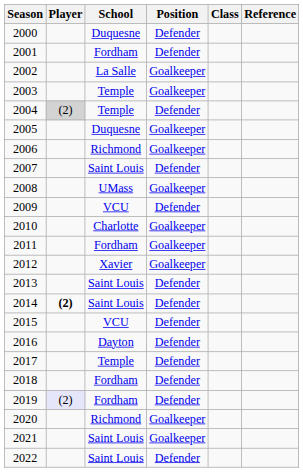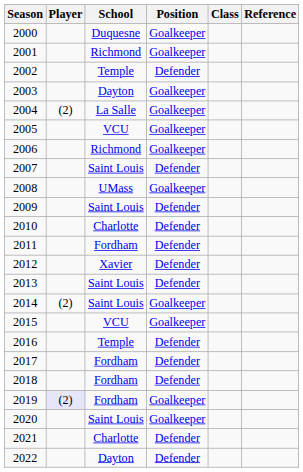(177, 33) Defender -> (177, 33) Goalkeeper
(116, 52) Fordham -> (116, 52) Richmond
(177, 52) Defender -> (177, 52) Goalkeeper
(116, 71) La Salle -> (116, 71) Temple
(177, 71) Goalkeeper -> (177, 71) Defender
(116, 91) Temple -> (116, 91) Dayton
(65, 110) lightgrey background -> (65, 110) no background
(116, 110) Temple -> (116, 110) La Salle
(177, 110) Defender -> (177, 110) Goalkeeper
(116, 129) Duquesne -> (116, 129) VCU
(116, 206) VCU -> (116, 206) Saint Louis
(177, 226) Goalkeeper -> (177, 226) Defender
(177, 245) Goalkeeper -> (177, 245) Defender
(177, 264) Goalkeeper -> (177, 264) Defender
(65, 303) bold -> (65, 303) normal
(177, 303) Defender -> (177, 303) Goalkeeper
(177, 322) Defender -> (177, 322) Goalkeeper
(116, 341) Dayton -> (116, 341) Temple
(116, 361) Temple -> (116, 361) Fordham
(177, 399) Defender -> (177, 399) Goalkeeper
(116, 419) Richmond -> (116, 419) Saint Louis
(116, 438) Saint Louis -> (116, 438) Charlotte
(177, 438) Goalkeeper -> (177, 438) Defender
(116, 457) Saint Louis -> (116, 457) Dayton
